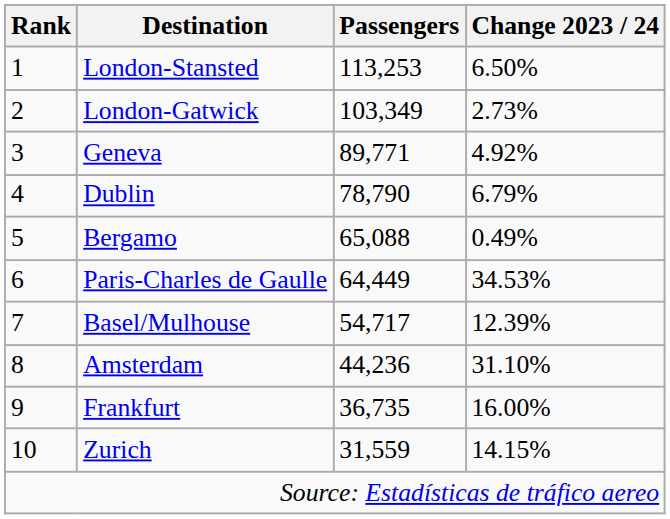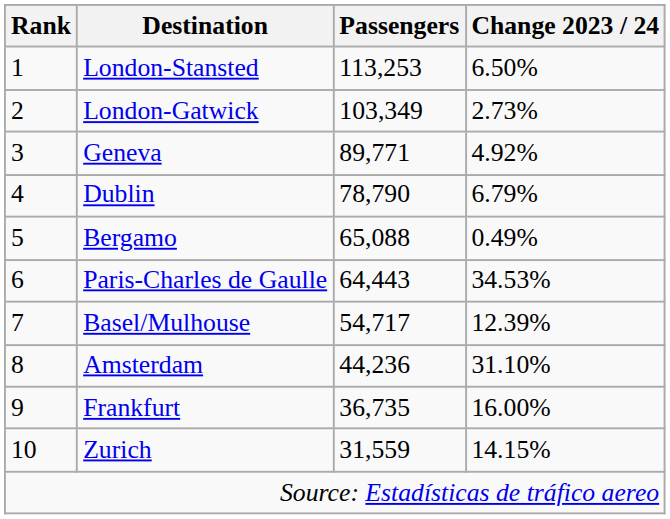(375, 279) 64,449 -> (375, 279) 64,443
